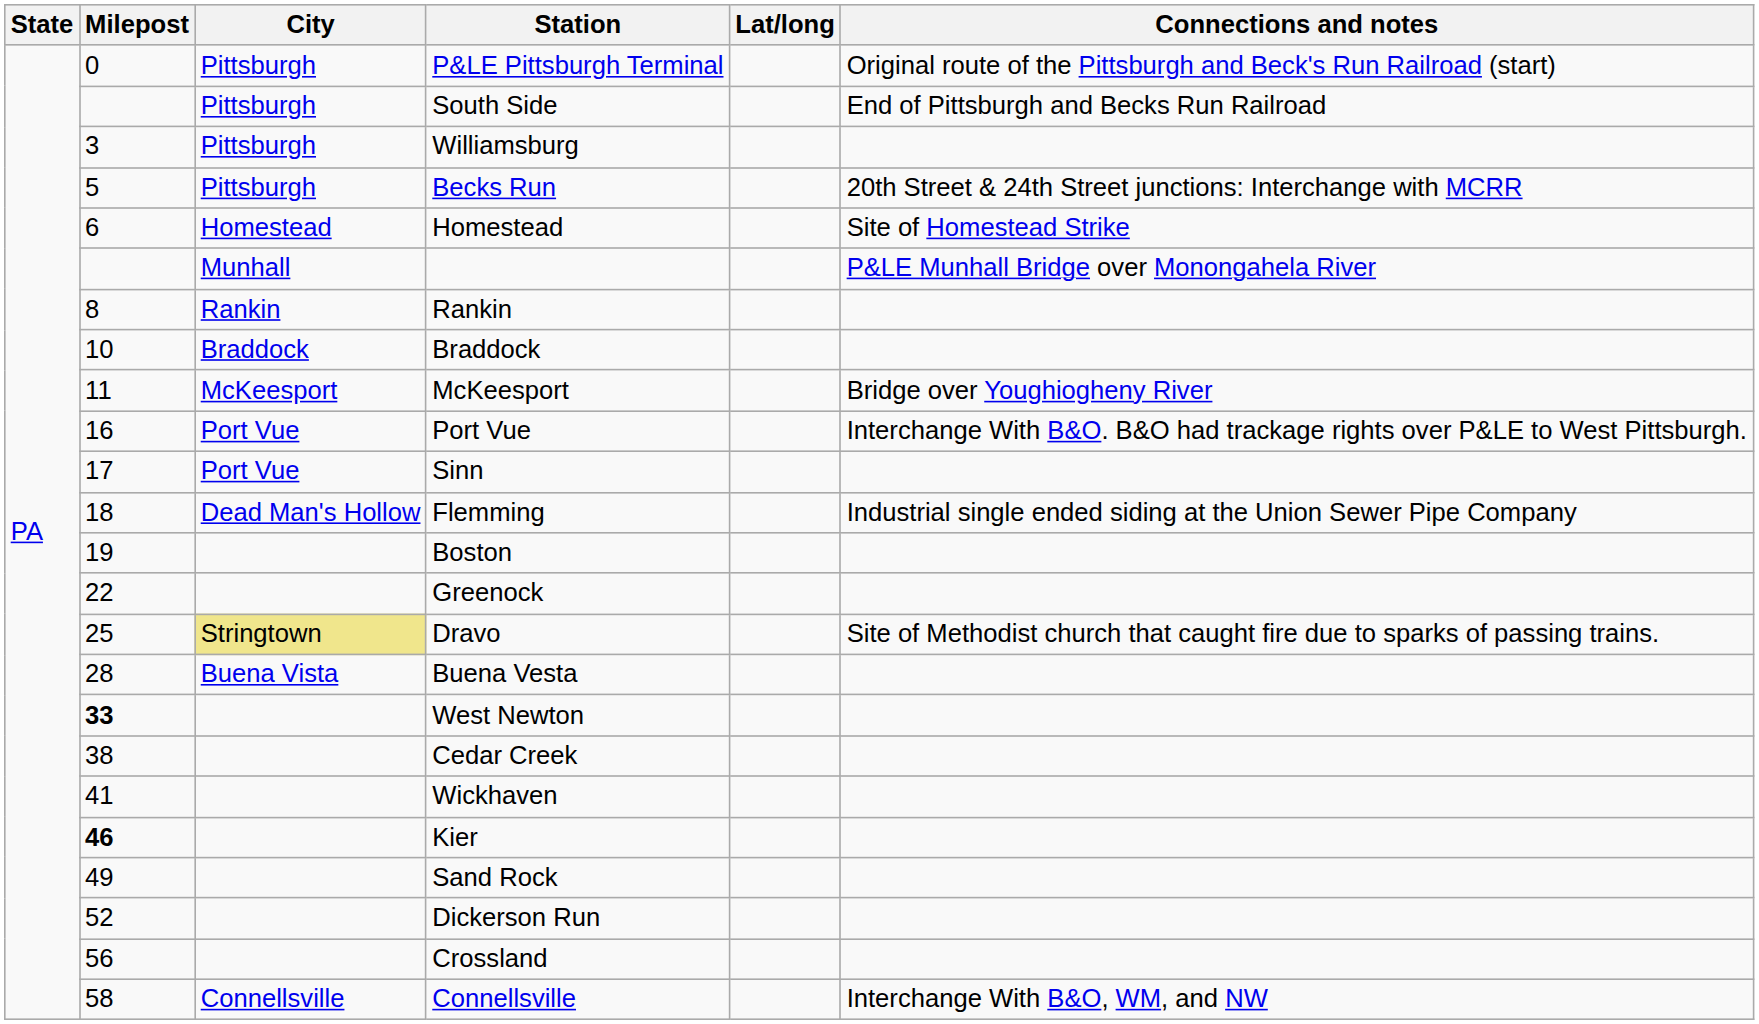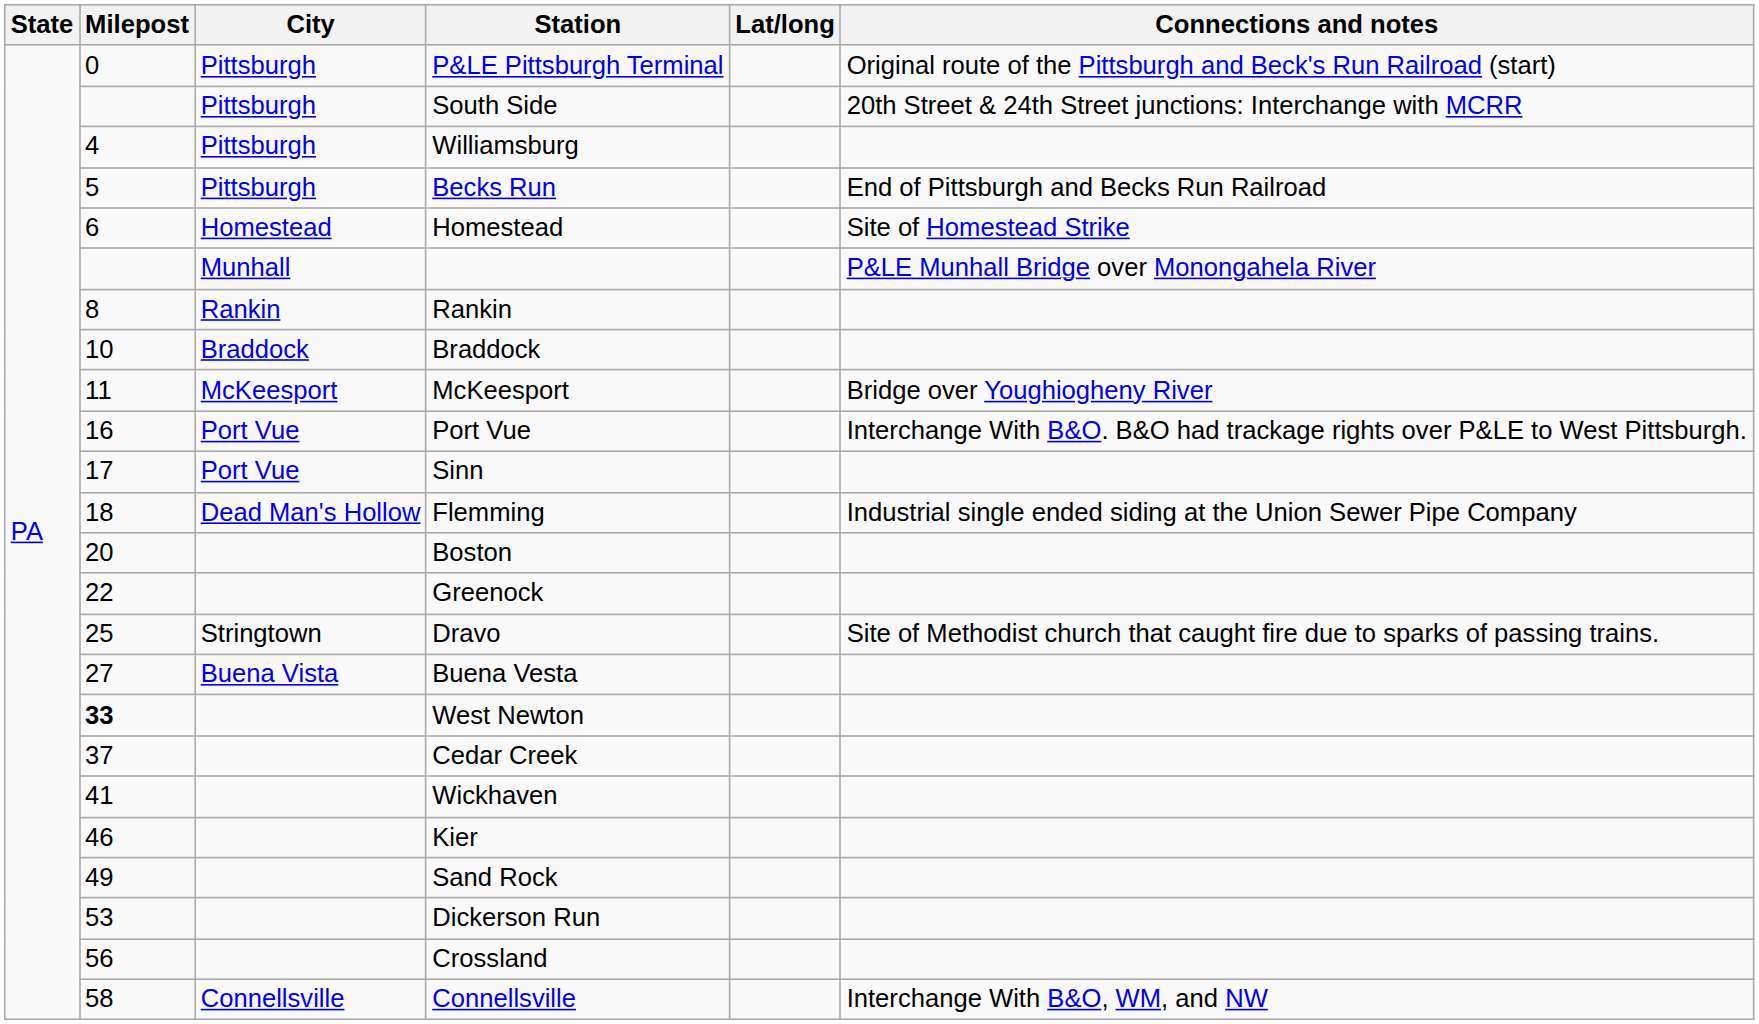(1086, 106) End of Pittsburgh and Becks Run Railroad -> (1185, 106) 20th Street & 24th Street junctions: Interchange with MCRR
(92, 146) 3 -> (92, 146) 4
(1185, 187) 20th Street & 24th Street junctions: Interchange with MCRR -> (1086, 187) End of Pittsburgh and Becks Run Railroad
(99, 552) 19 -> (99, 552) 20
(261, 633) khaki background -> (261, 633) no background
(99, 674) 28 -> (99, 674) 27
(99, 755) 38 -> (99, 755) 37
(99, 836) bold -> (99, 836) normal
(99, 918) 52 -> (99, 918) 53
